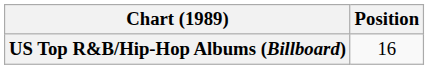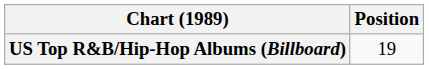(387, 49) 16 -> (387, 49) 19
